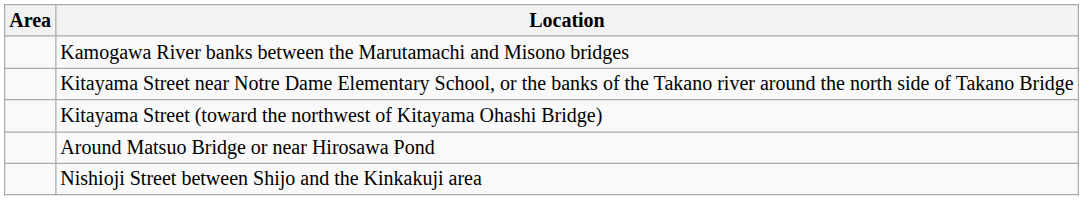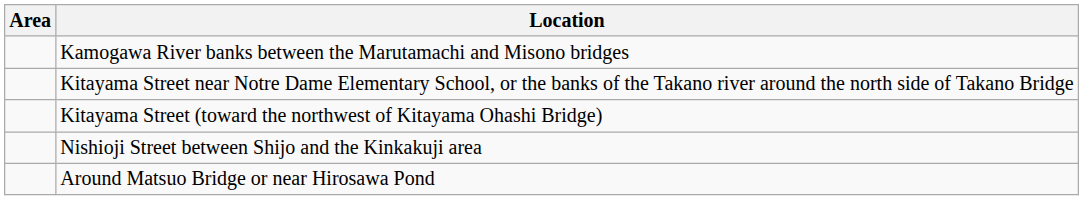rows swapped: (271, 178) <-> (247, 147)
